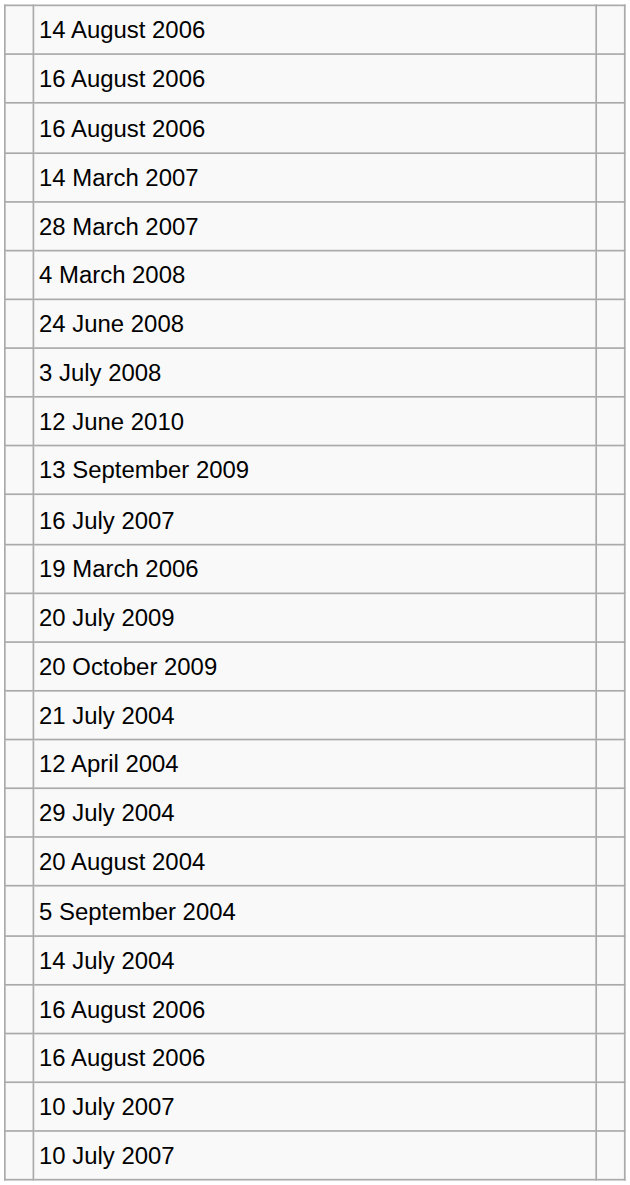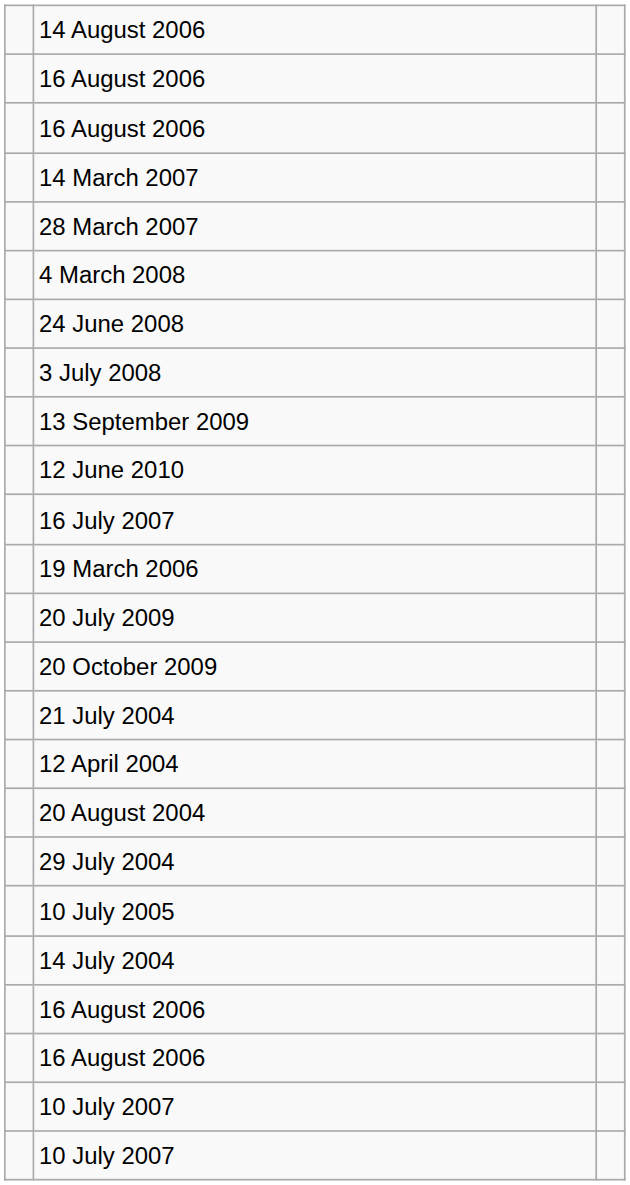rows swapped: (19, 471) <-> (19, 422)
rows swapped: (19, 813) <-> (19, 862)
- row: (19, 911)
+ row: (19, 911)
